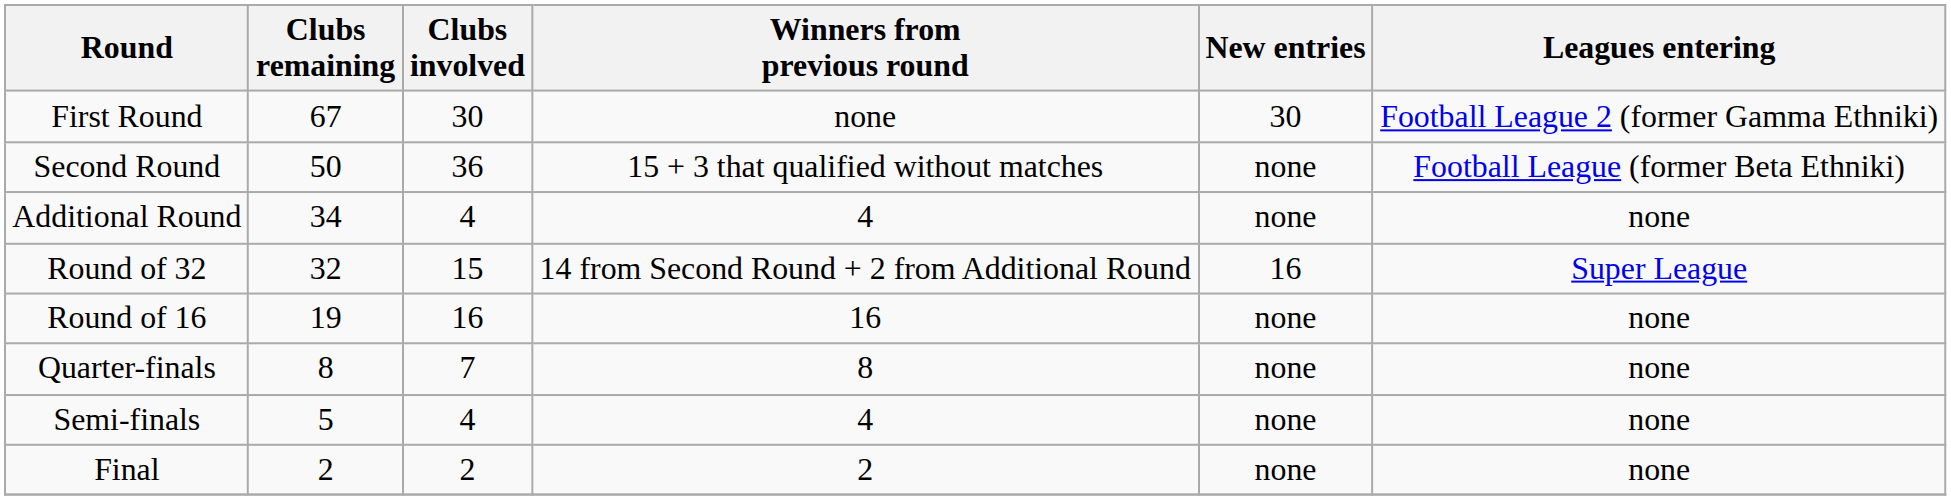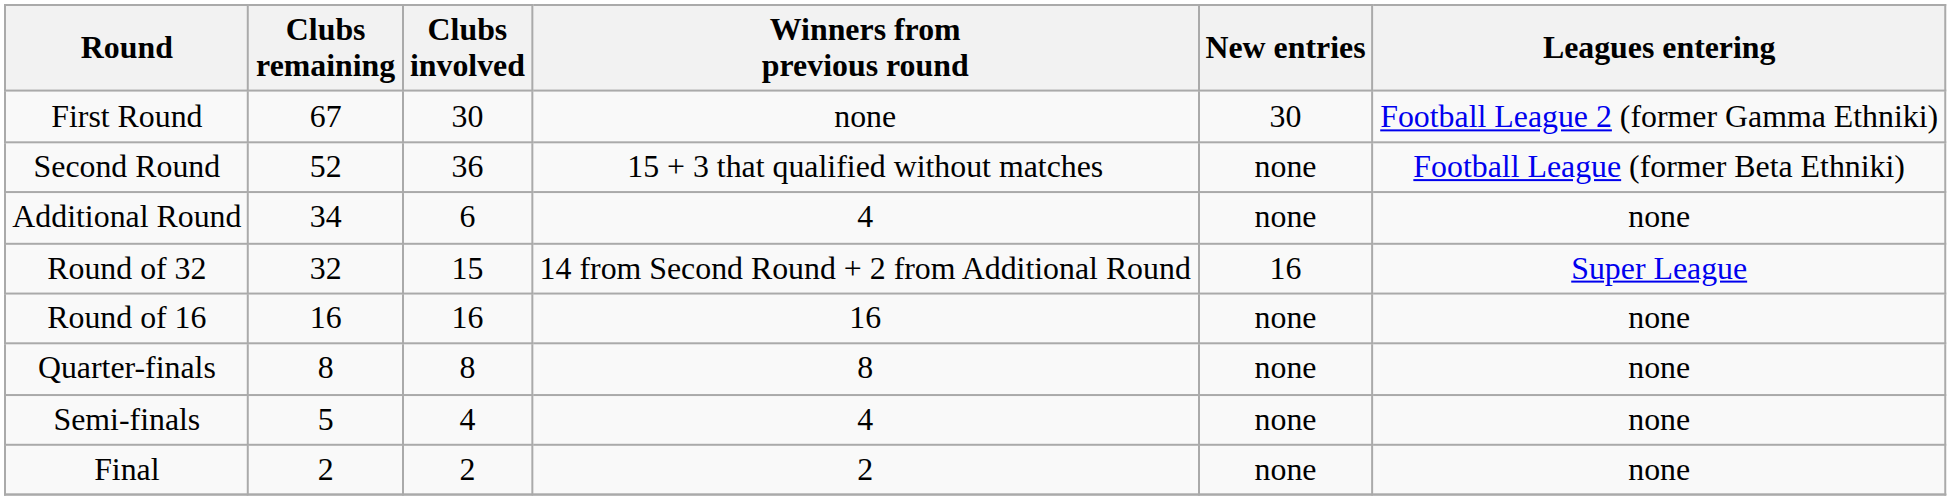(326, 166) 50 -> (326, 166) 52
(467, 217) 4 -> (467, 217) 6
(326, 318) 19 -> (326, 318) 16
(467, 368) 7 -> (467, 368) 8
